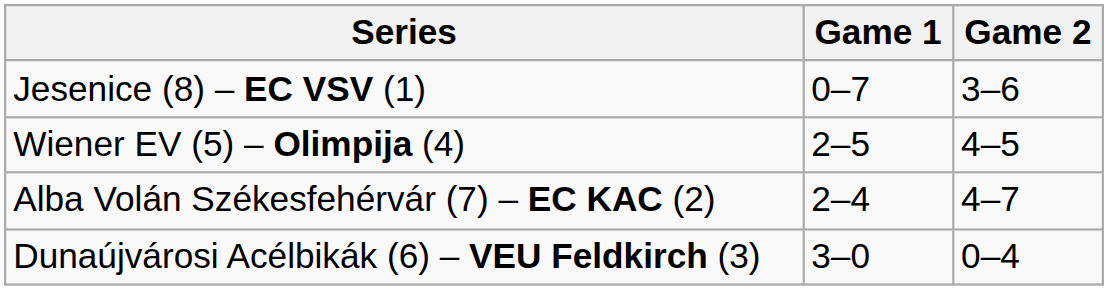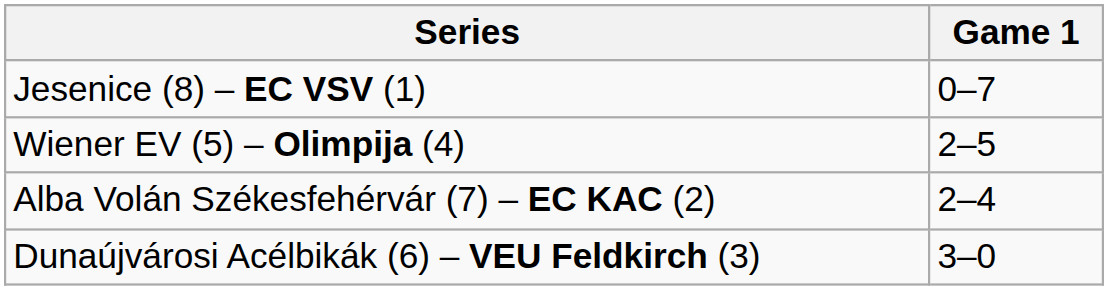- column: (1028, 32)
